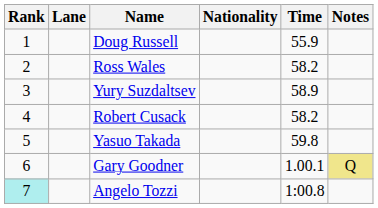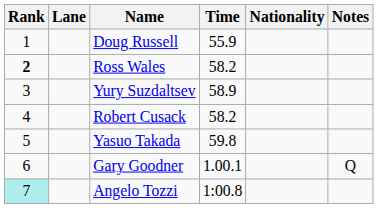columns swapped: (240, 16) <-> (305, 16)
(26, 66) normal -> (26, 66) bold
(350, 166) khaki background -> (350, 166) no background
